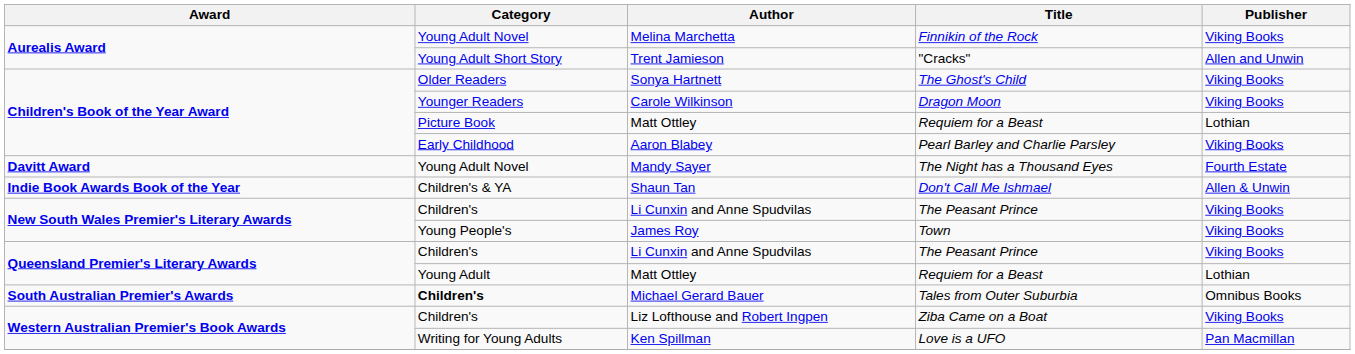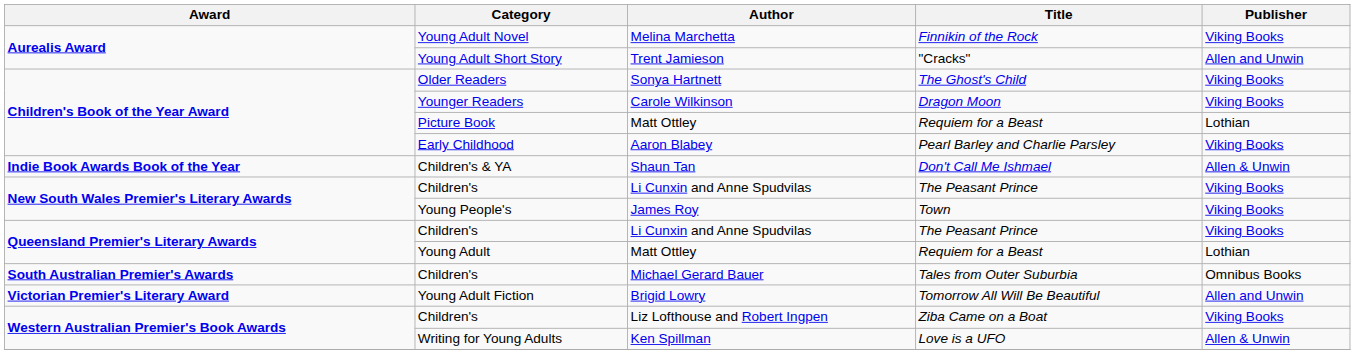- row: (49, 166)
(451, 295) bold -> (448, 274) normal
+ row: (118, 295)
(1250, 338) Pan Macmillan -> (1248, 338) Allen & Unwin
